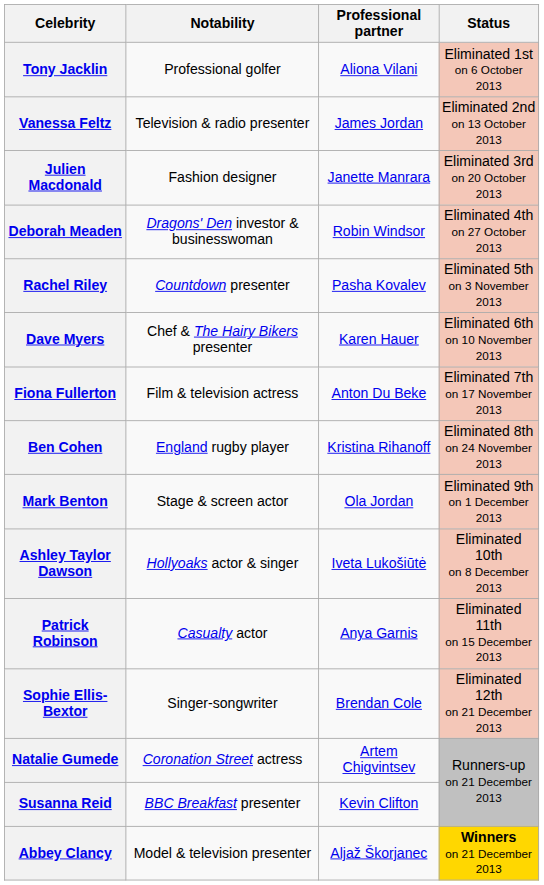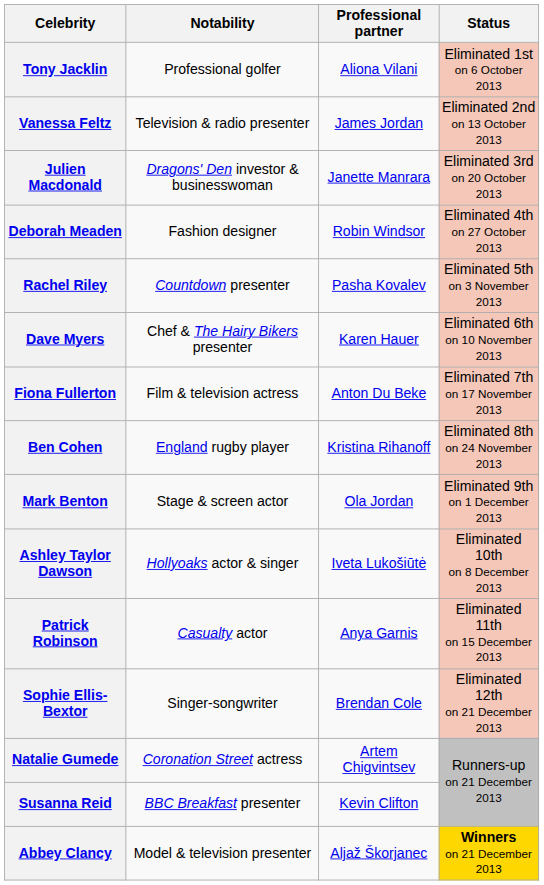(222, 177) Fashion designer -> (222, 177) Dragons' Den investor & businesswoman
(222, 231) Dragons' Den investor & businesswoman -> (222, 231) Fashion designer
